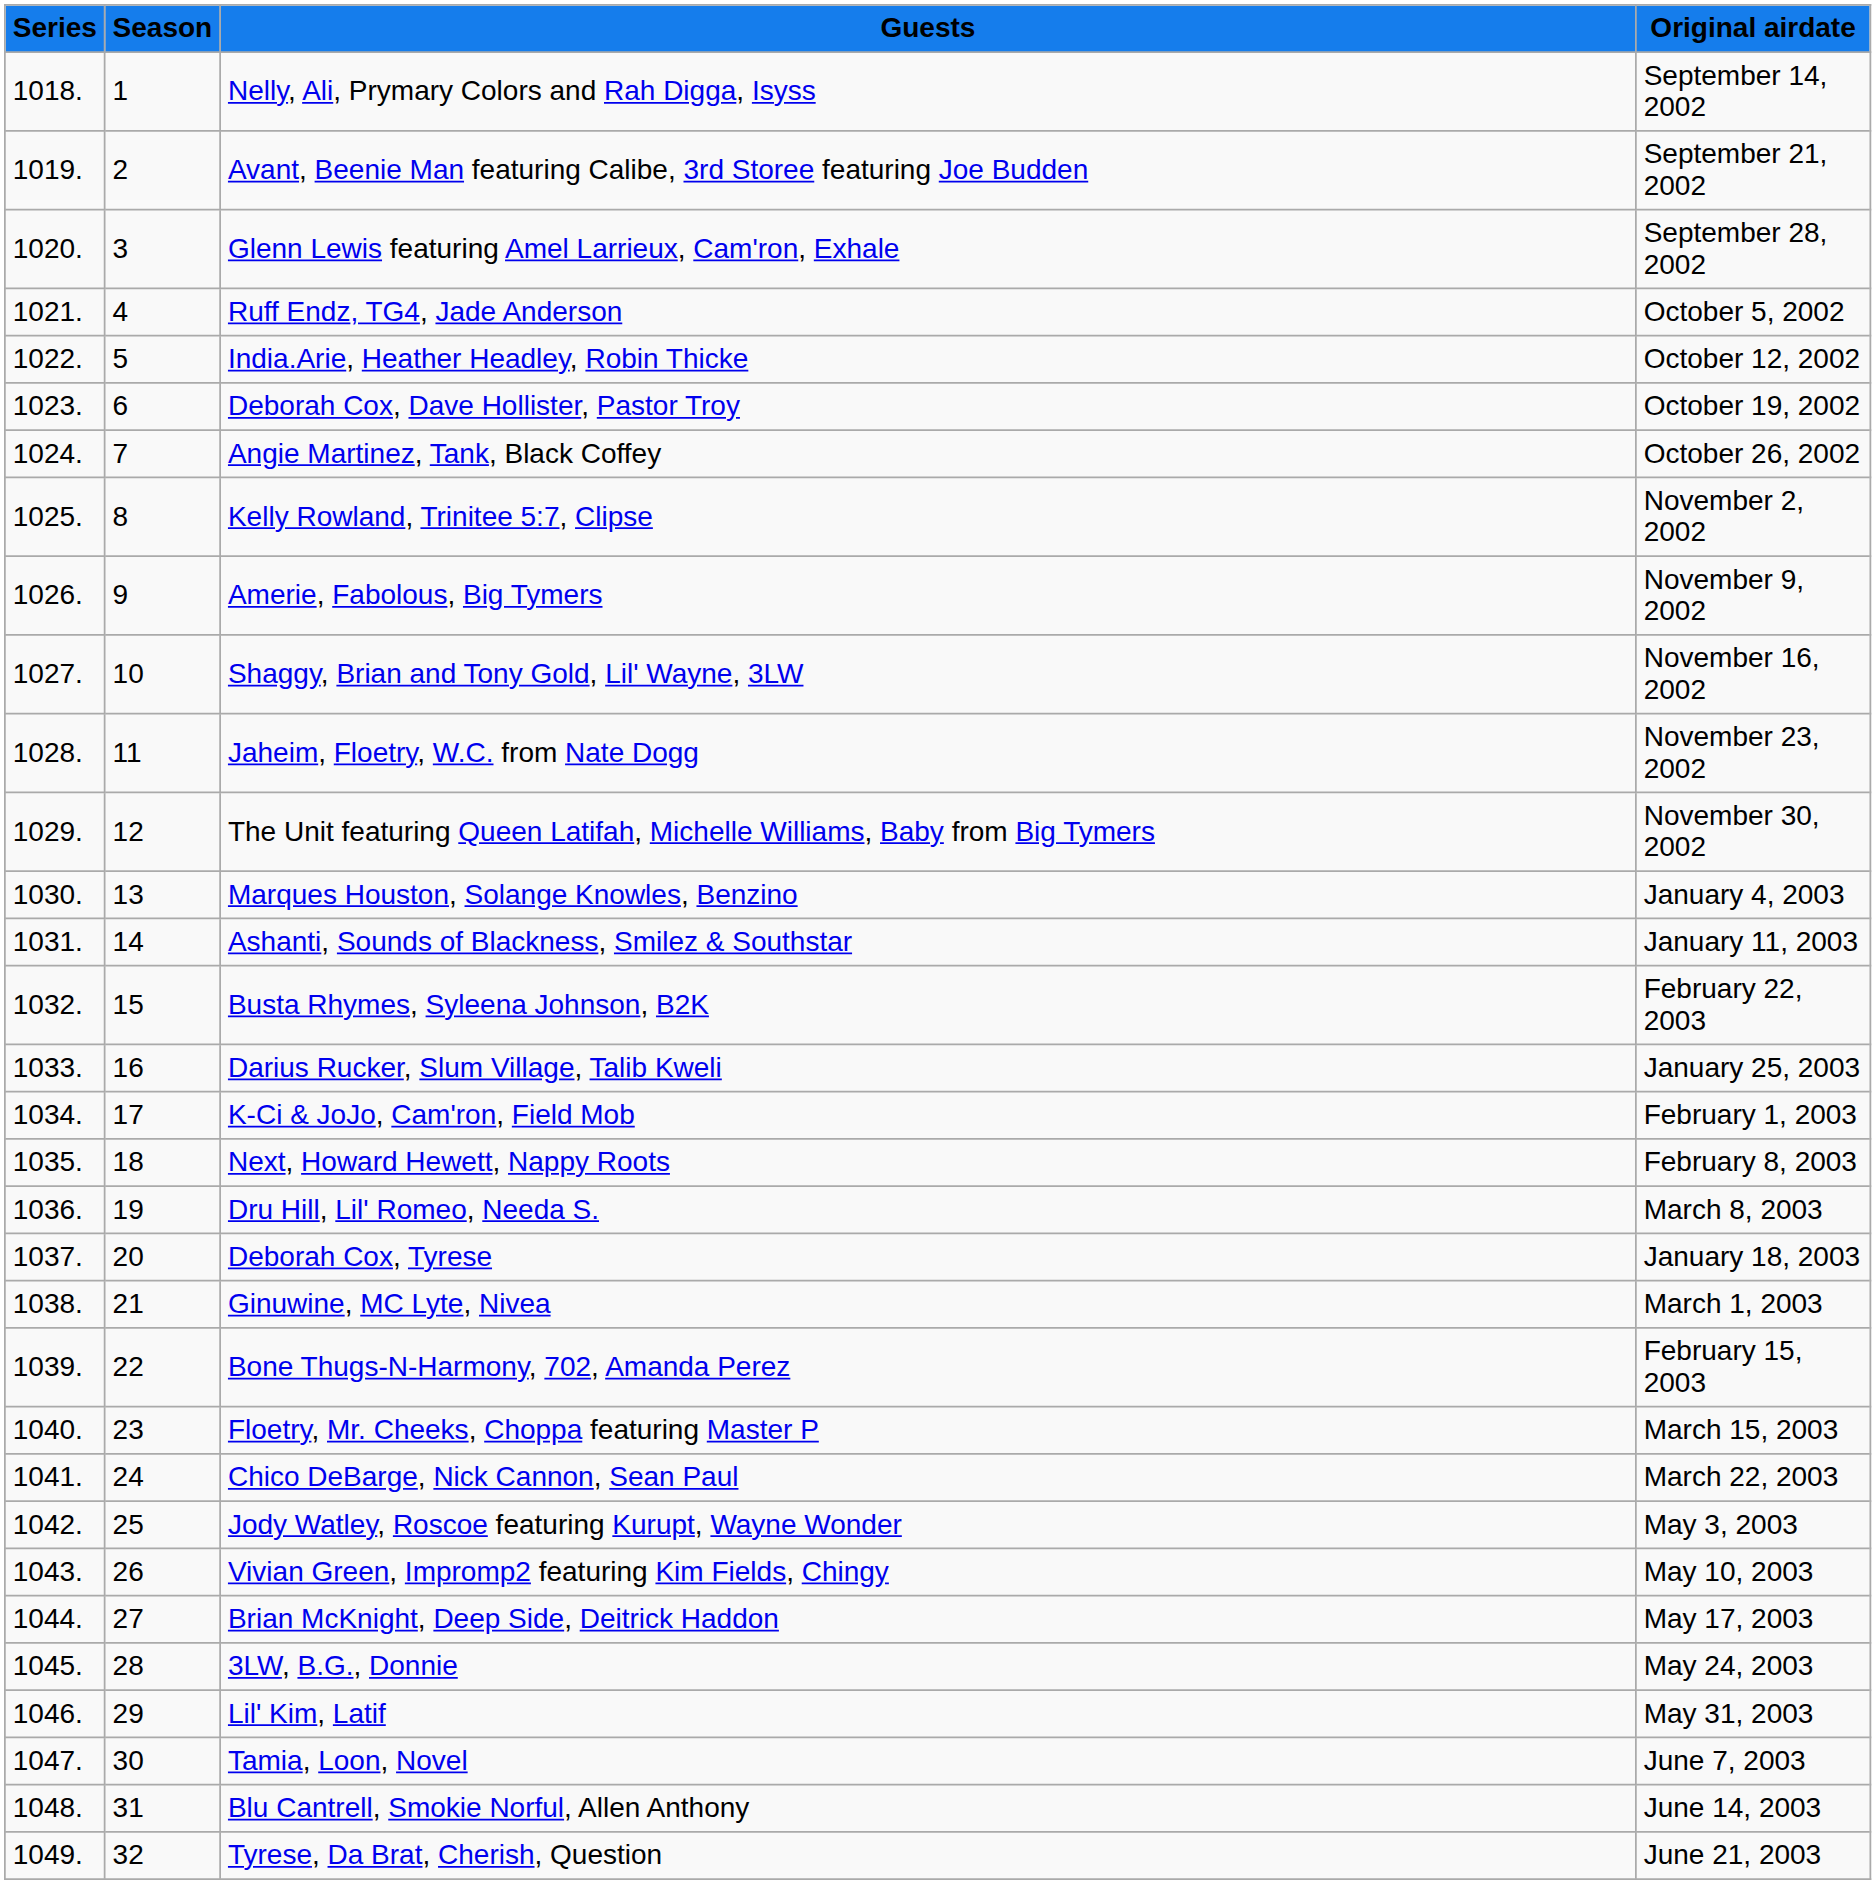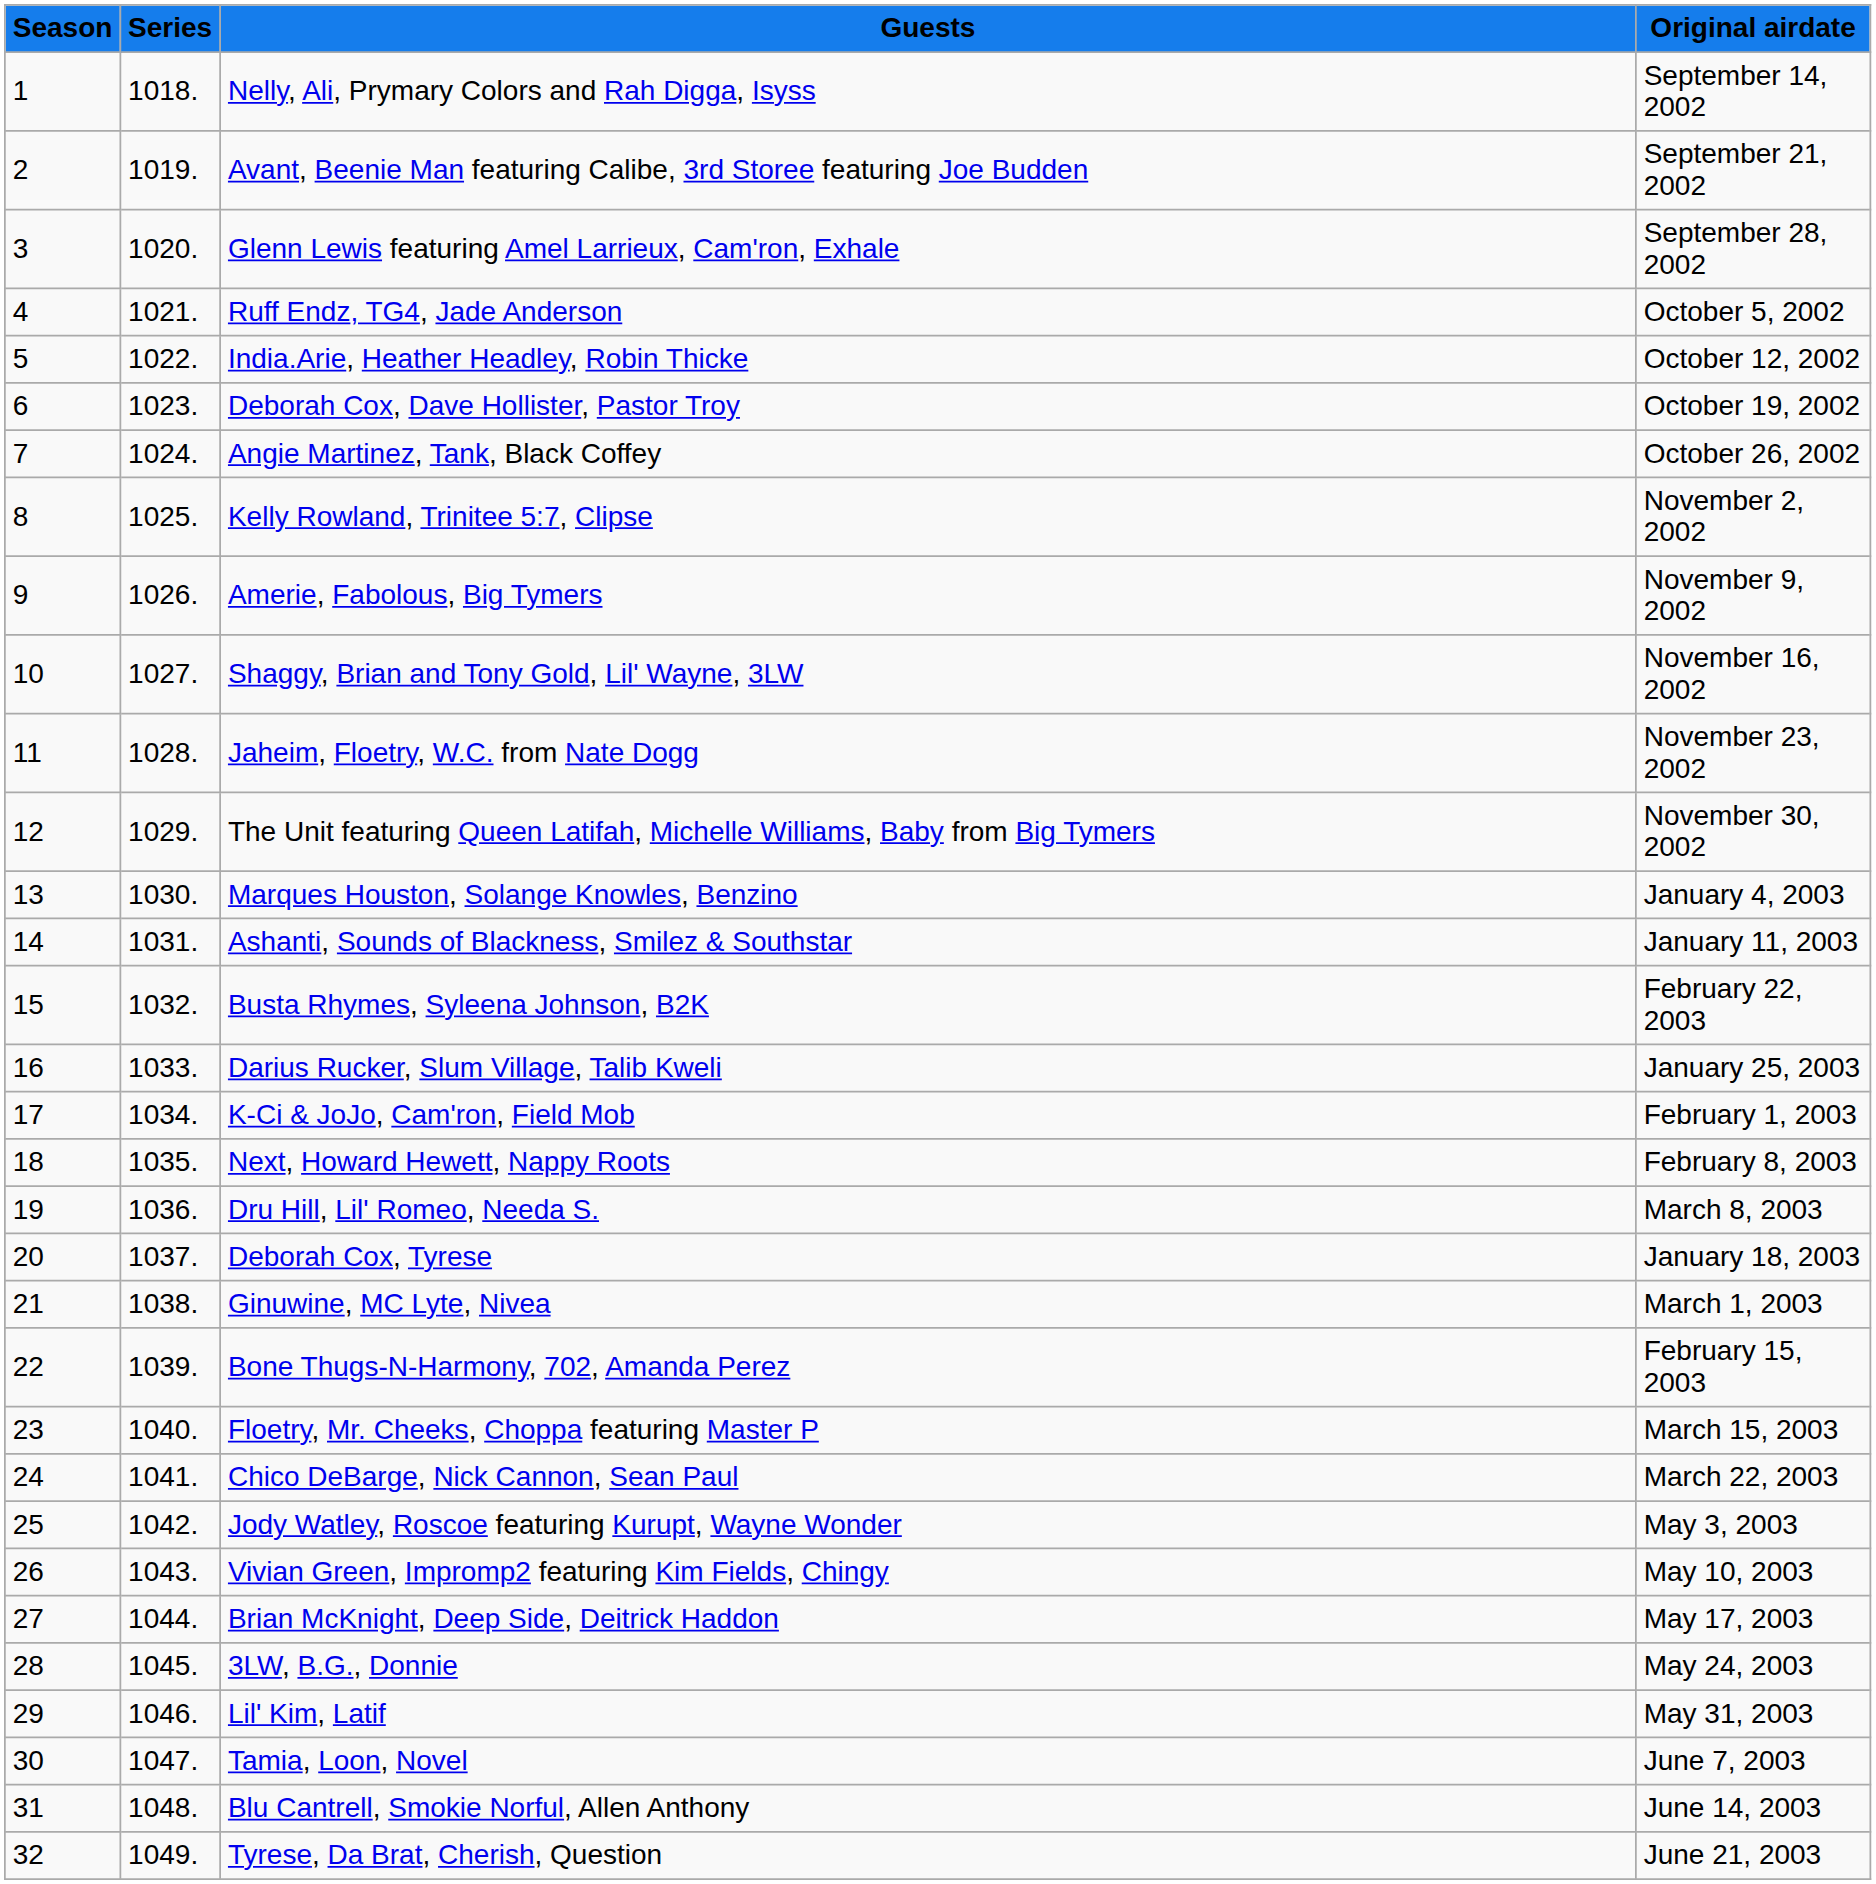columns swapped: (162, 28) <-> (55, 28)
